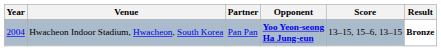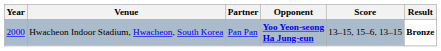(16, 33) 2004 -> (16, 33) 2000
